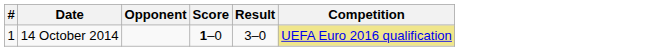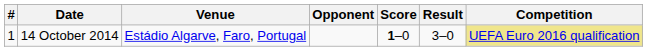+ column: (215, 14)
